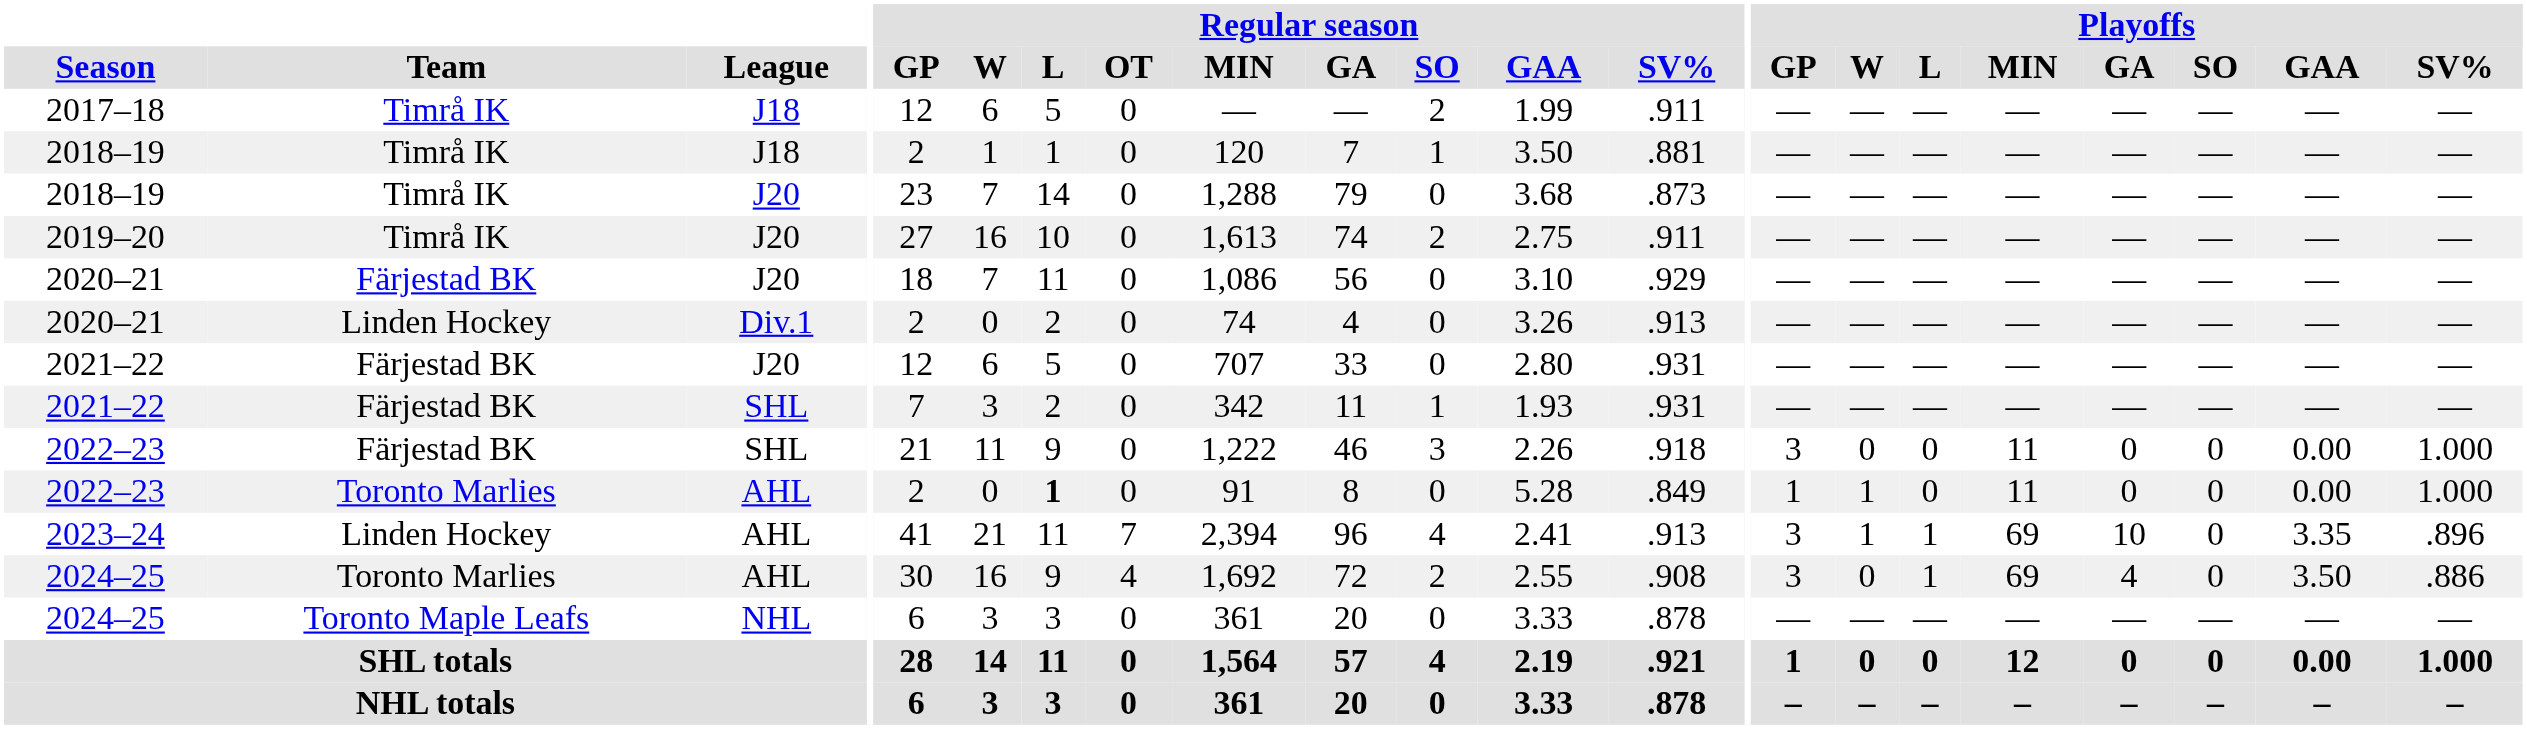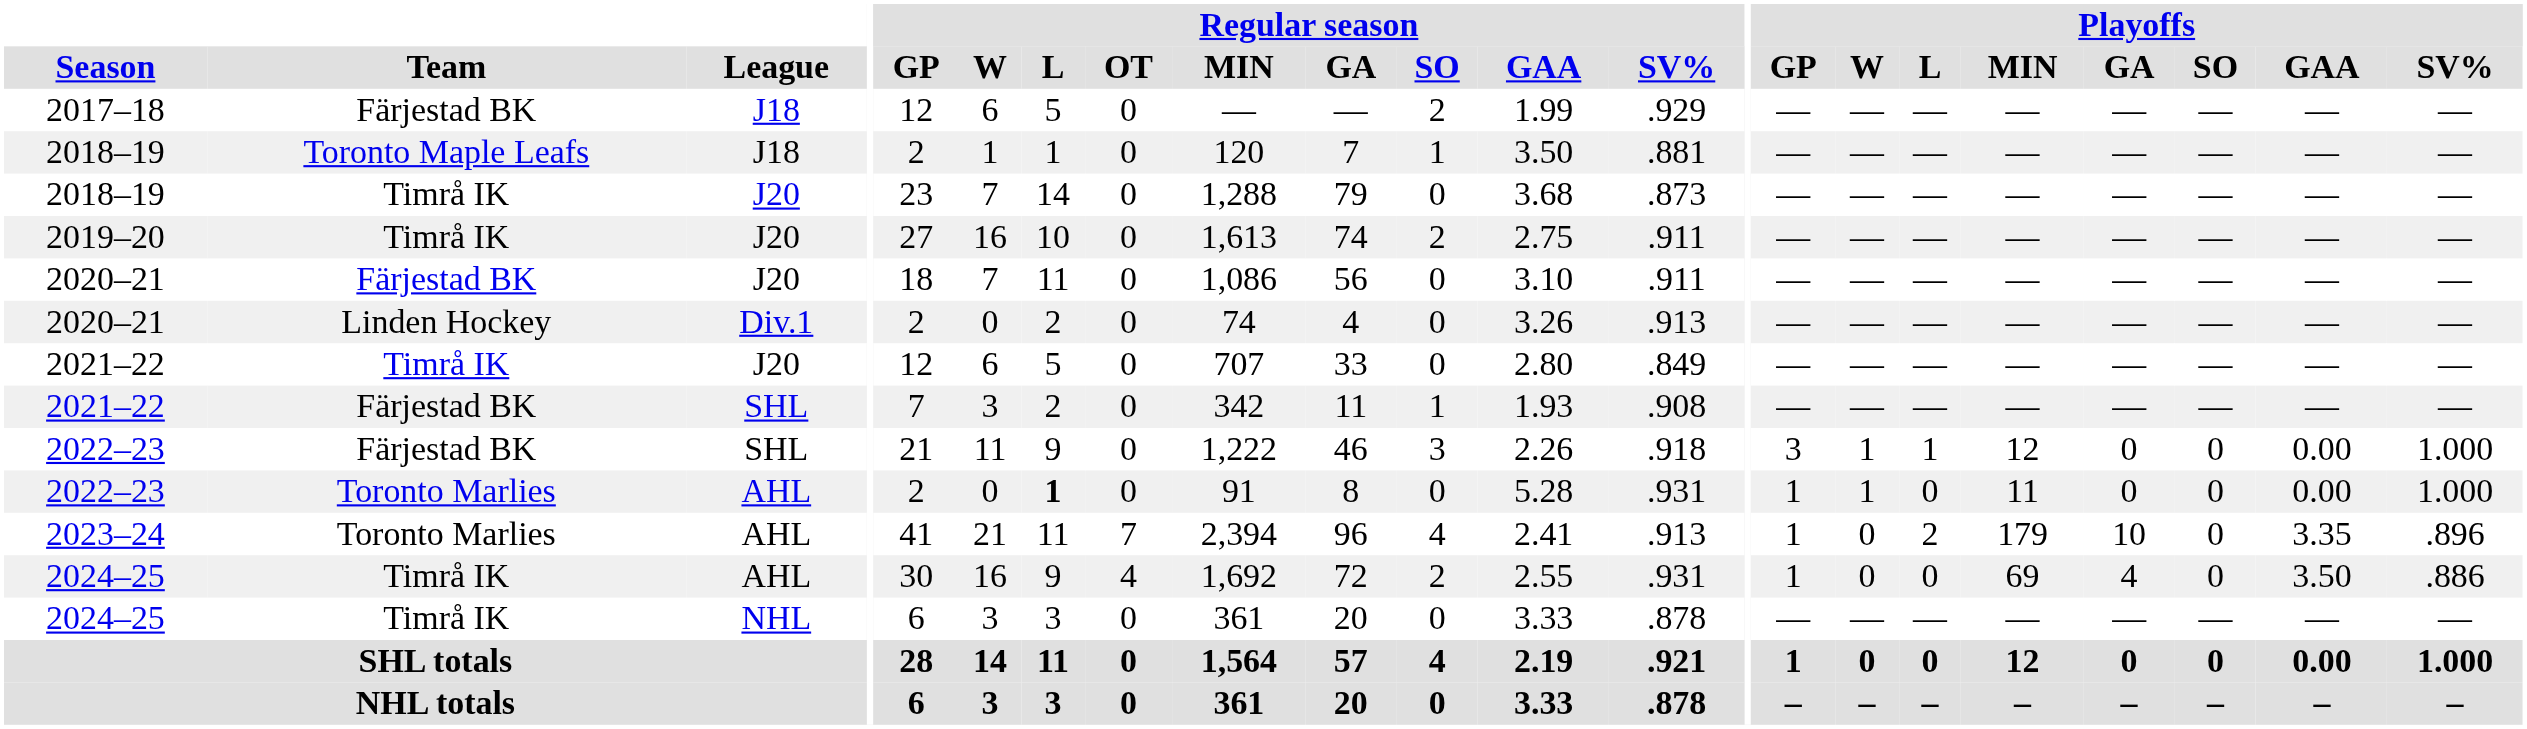(446, 109) Timrå IK -> (446, 109) Färjestad BK
(1677, 109) .911 -> (1677, 109) .929
(446, 151) Timrå IK -> (446, 151) Toronto Maple Leafs
(1677, 279) .929 -> (1677, 279) .911
(446, 363) Färjestad BK -> (446, 363) Timrå IK
(1677, 363) .931 -> (1677, 363) .849
(1677, 406) .931 -> (1677, 406) .908
(1867, 448) 0 -> (1867, 448) 1
(1930, 448) 0 -> (1930, 448) 1
(2023, 448) 11 -> (2023, 448) 12
(1677, 491) .849 -> (1677, 491) .931
(446, 533) Linden Hockey -> (446, 533) Toronto Marlies
(1793, 533) 3 -> (1793, 533) 1
(1867, 533) 1 -> (1867, 533) 0
(1930, 533) 1 -> (1930, 533) 2
(2023, 533) 69 -> (2023, 533) 179
(446, 575) Toronto Marlies -> (446, 575) Timrå IK
(1677, 575) .908 -> (1677, 575) .931
(1793, 575) 3 -> (1793, 575) 1
(1930, 575) 1 -> (1930, 575) 0
(446, 618) Toronto Maple Leafs -> (446, 618) Timrå IK
